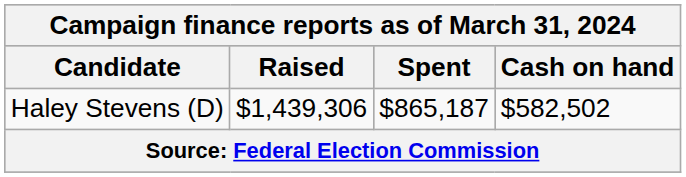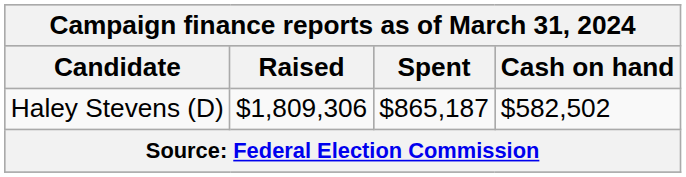(302, 108) $1,439,306 -> (302, 108) $1,809,306
